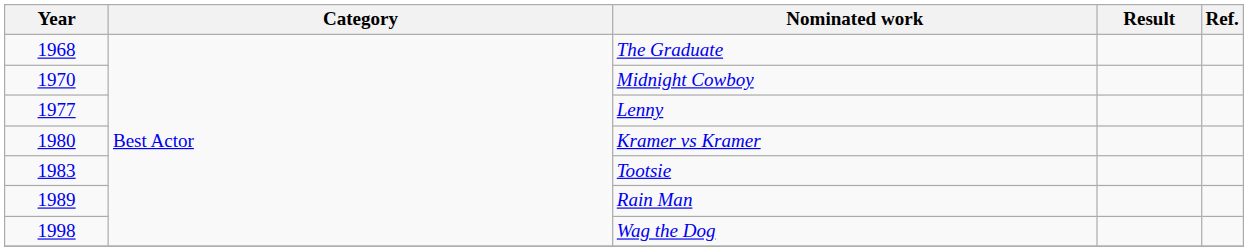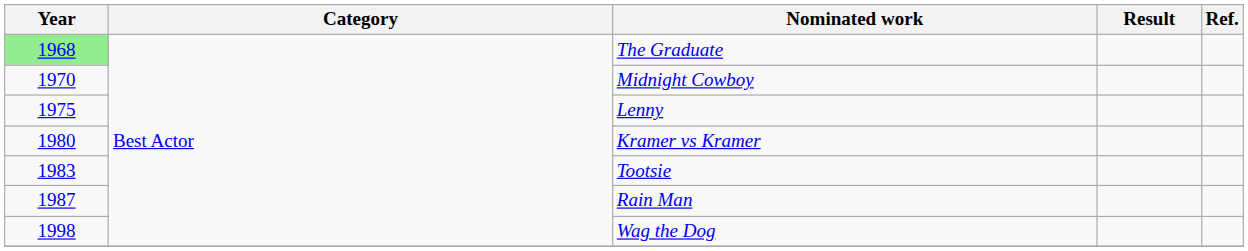(57, 49) no background -> (57, 49) lightgreen background
(57, 110) 1977 -> (57, 110) 1975
(57, 200) 1989 -> (57, 200) 1987
